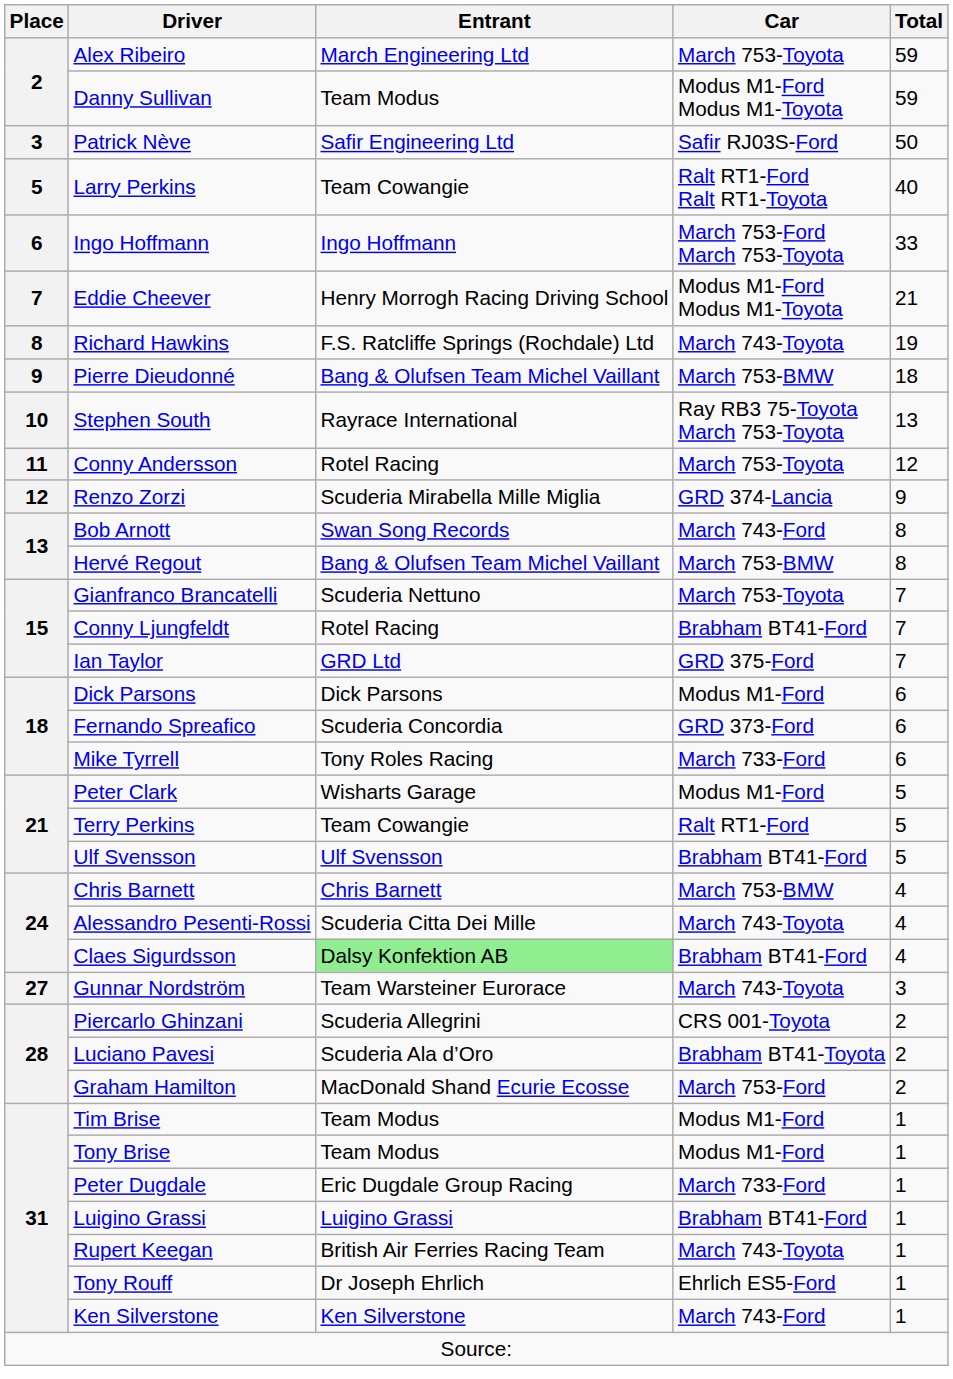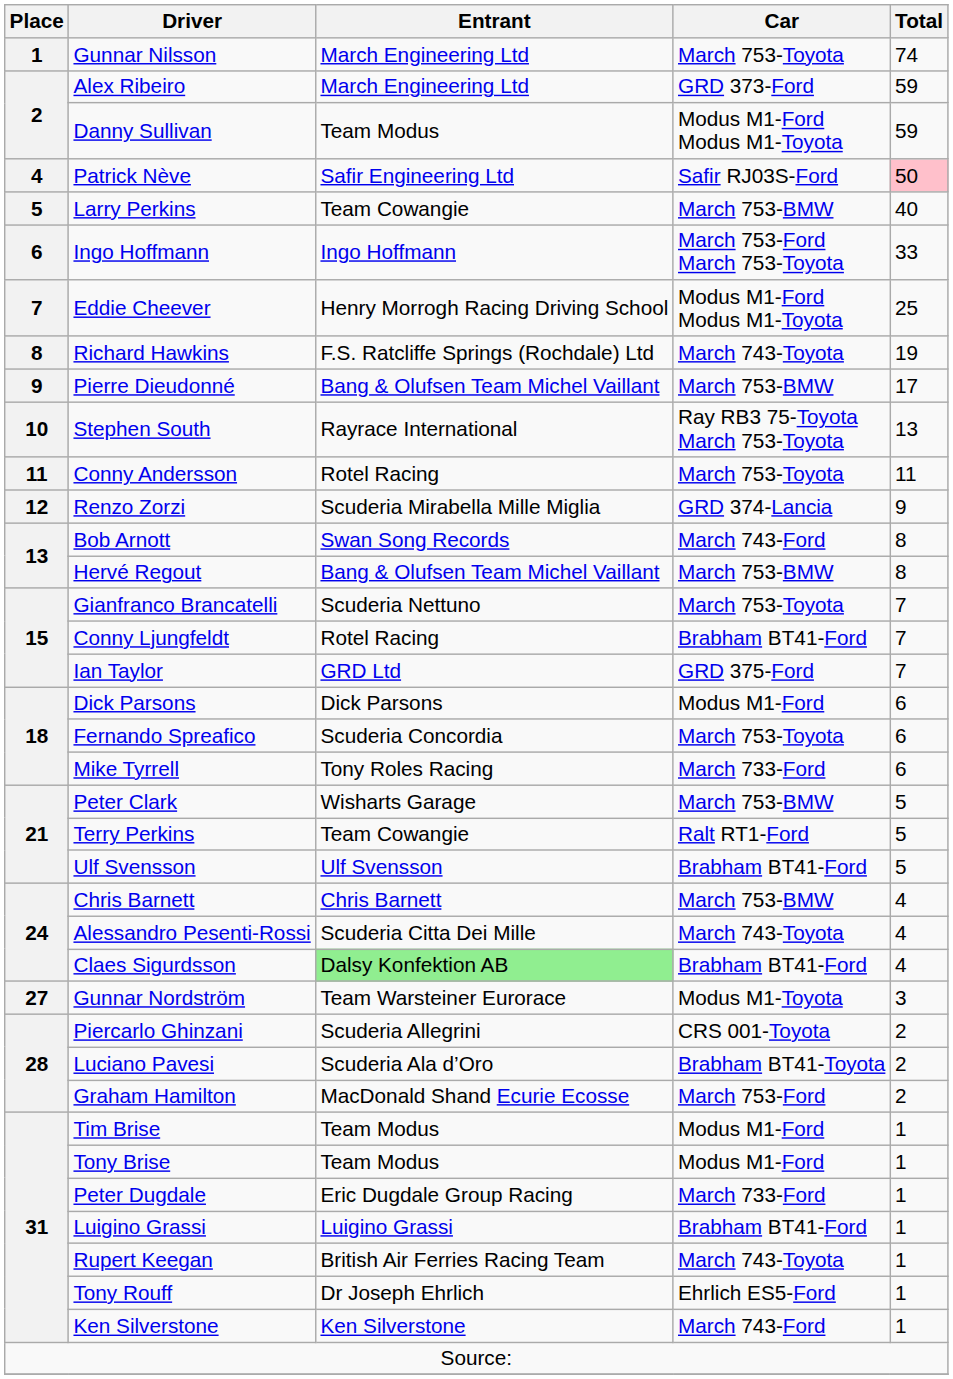+ row: (145, 54)
(761, 54) March 753-Toyota -> (746, 87) GRD 373-Ford
(37, 143) 3 -> (37, 176) 4
(907, 143) no background -> (907, 176) pink background
(753, 187) Ralt RT1-Ford Ralt RT1-Toyota -> (756, 208) March 753-BMW
(907, 299) 21 -> (907, 308) 25
(907, 376) 18 -> (907, 385) 17
(907, 464) 12 -> (906, 474) 11
(746, 726) GRD 373-Ford -> (761, 736) March 753-Toyota
(751, 792) Modus M1-Ford -> (756, 802) March 753-BMW
(761, 988) March 743-Toyota -> (760, 998) Modus M1-Toyota
